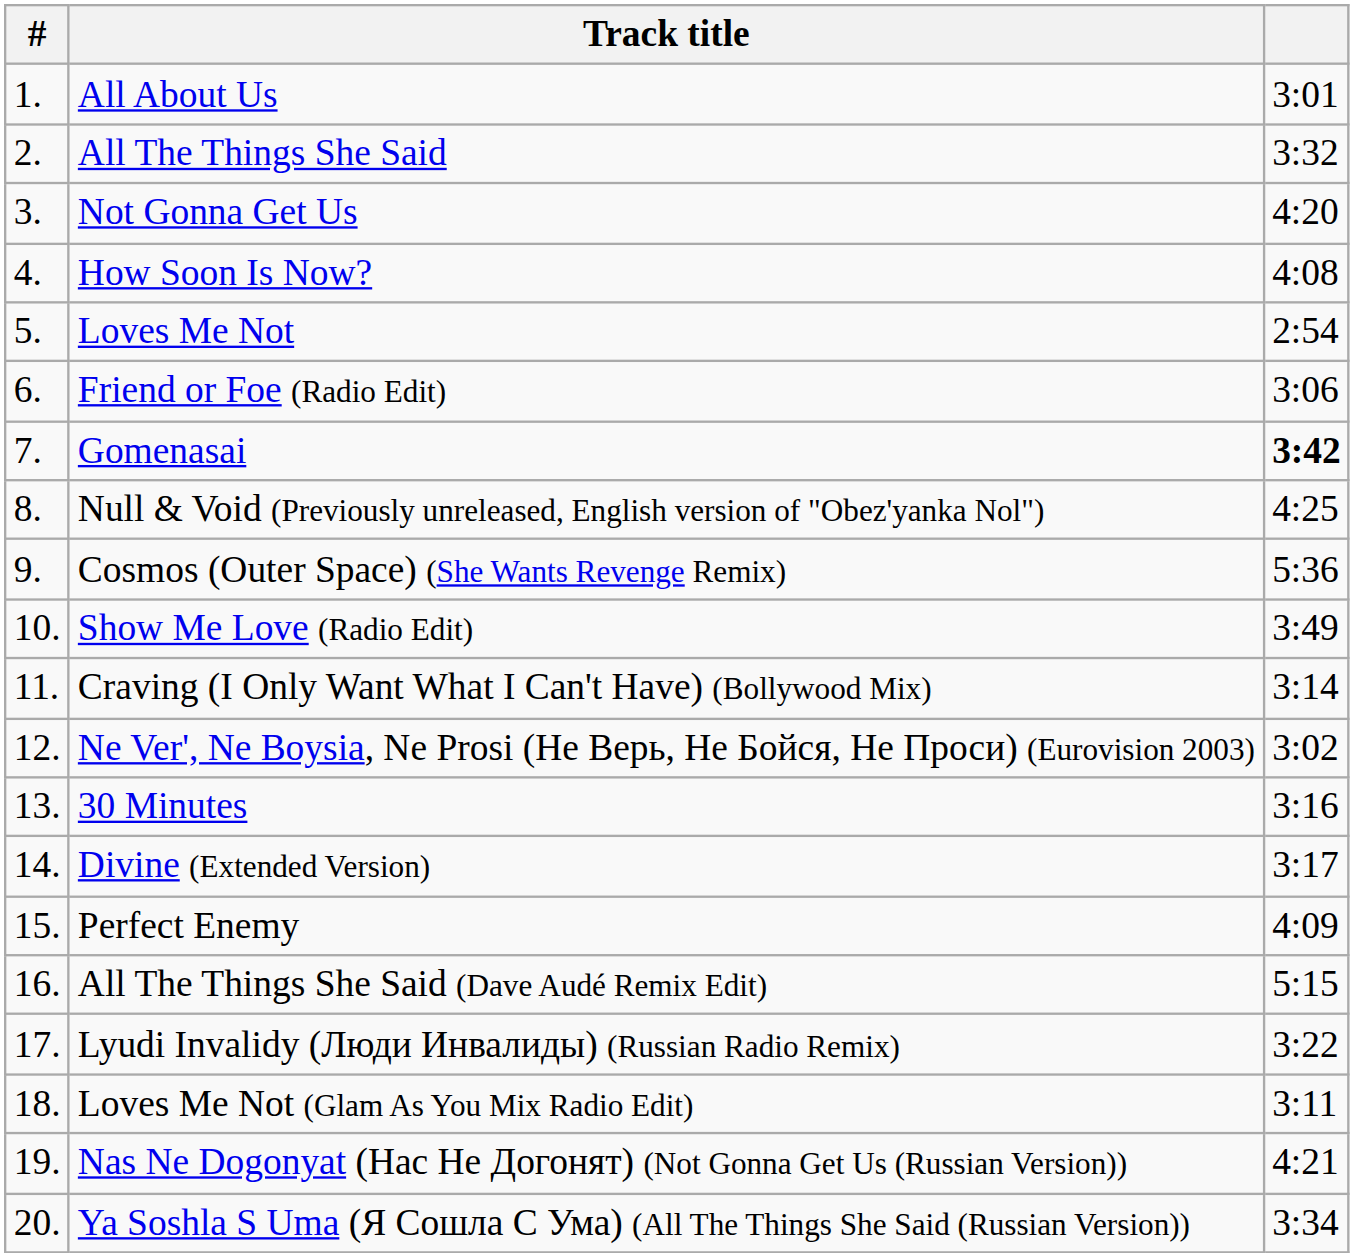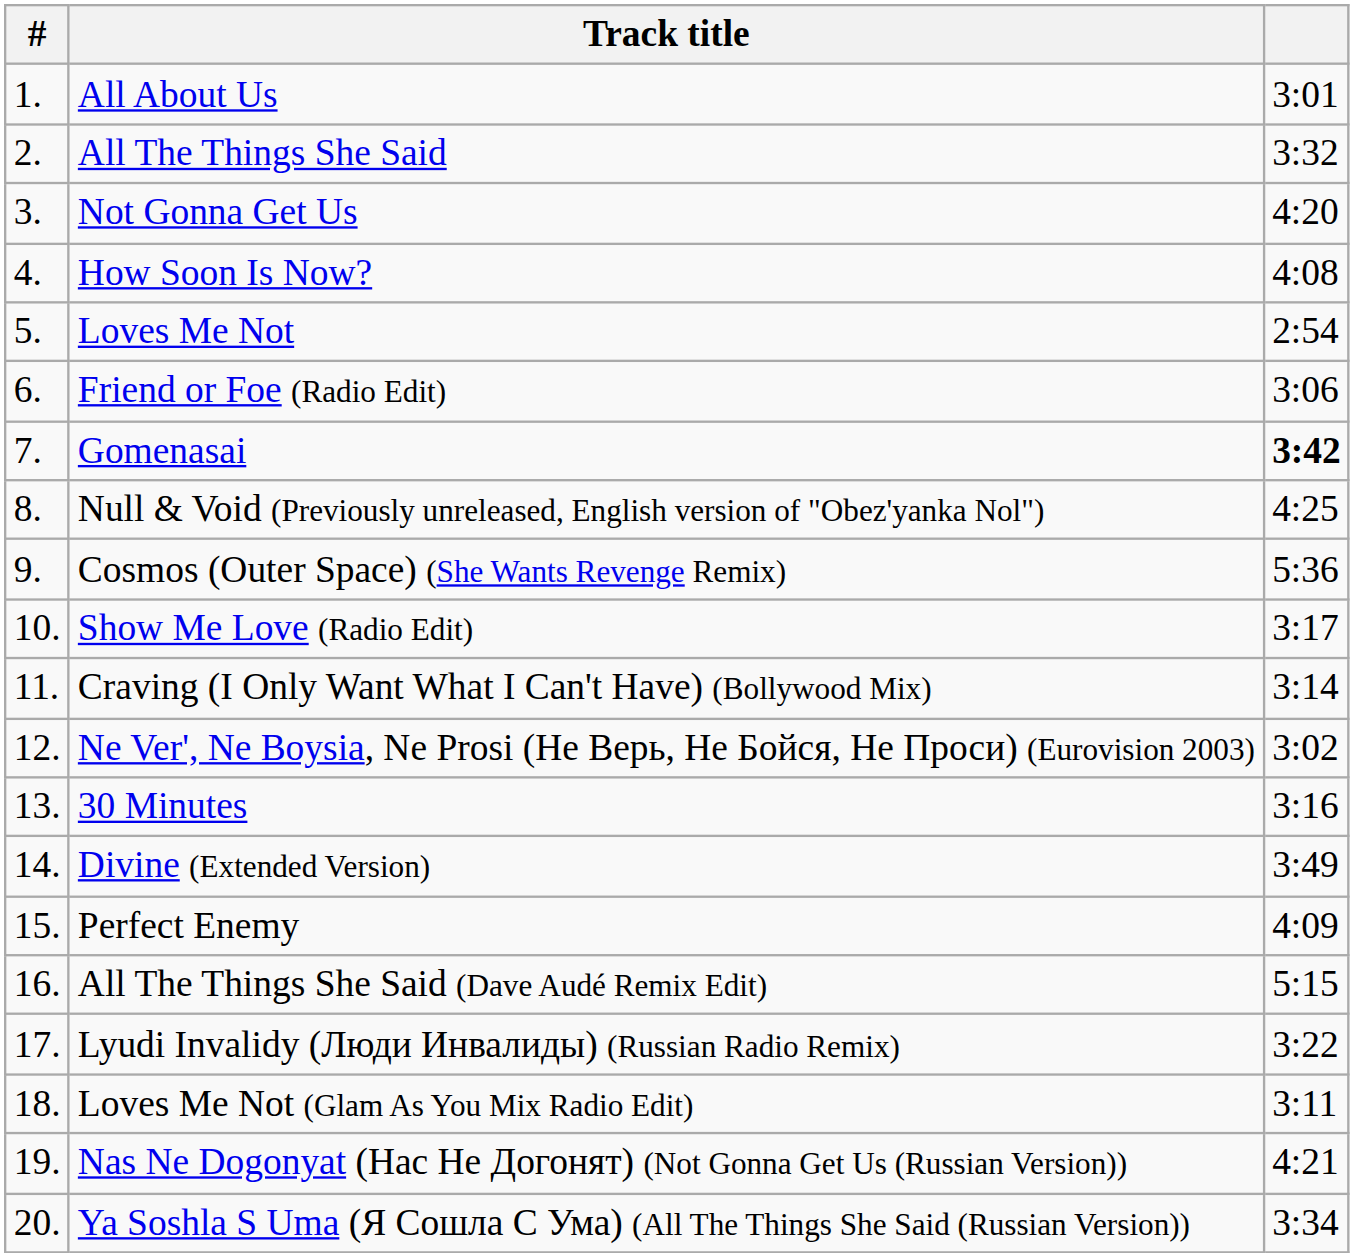(1305, 627) 3:49 -> (1305, 627) 3:17
(1305, 865) 3:17 -> (1305, 865) 3:49
